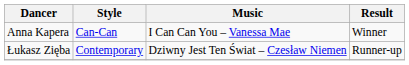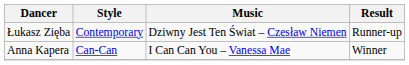rows swapped: (38, 32) <-> (39, 50)
